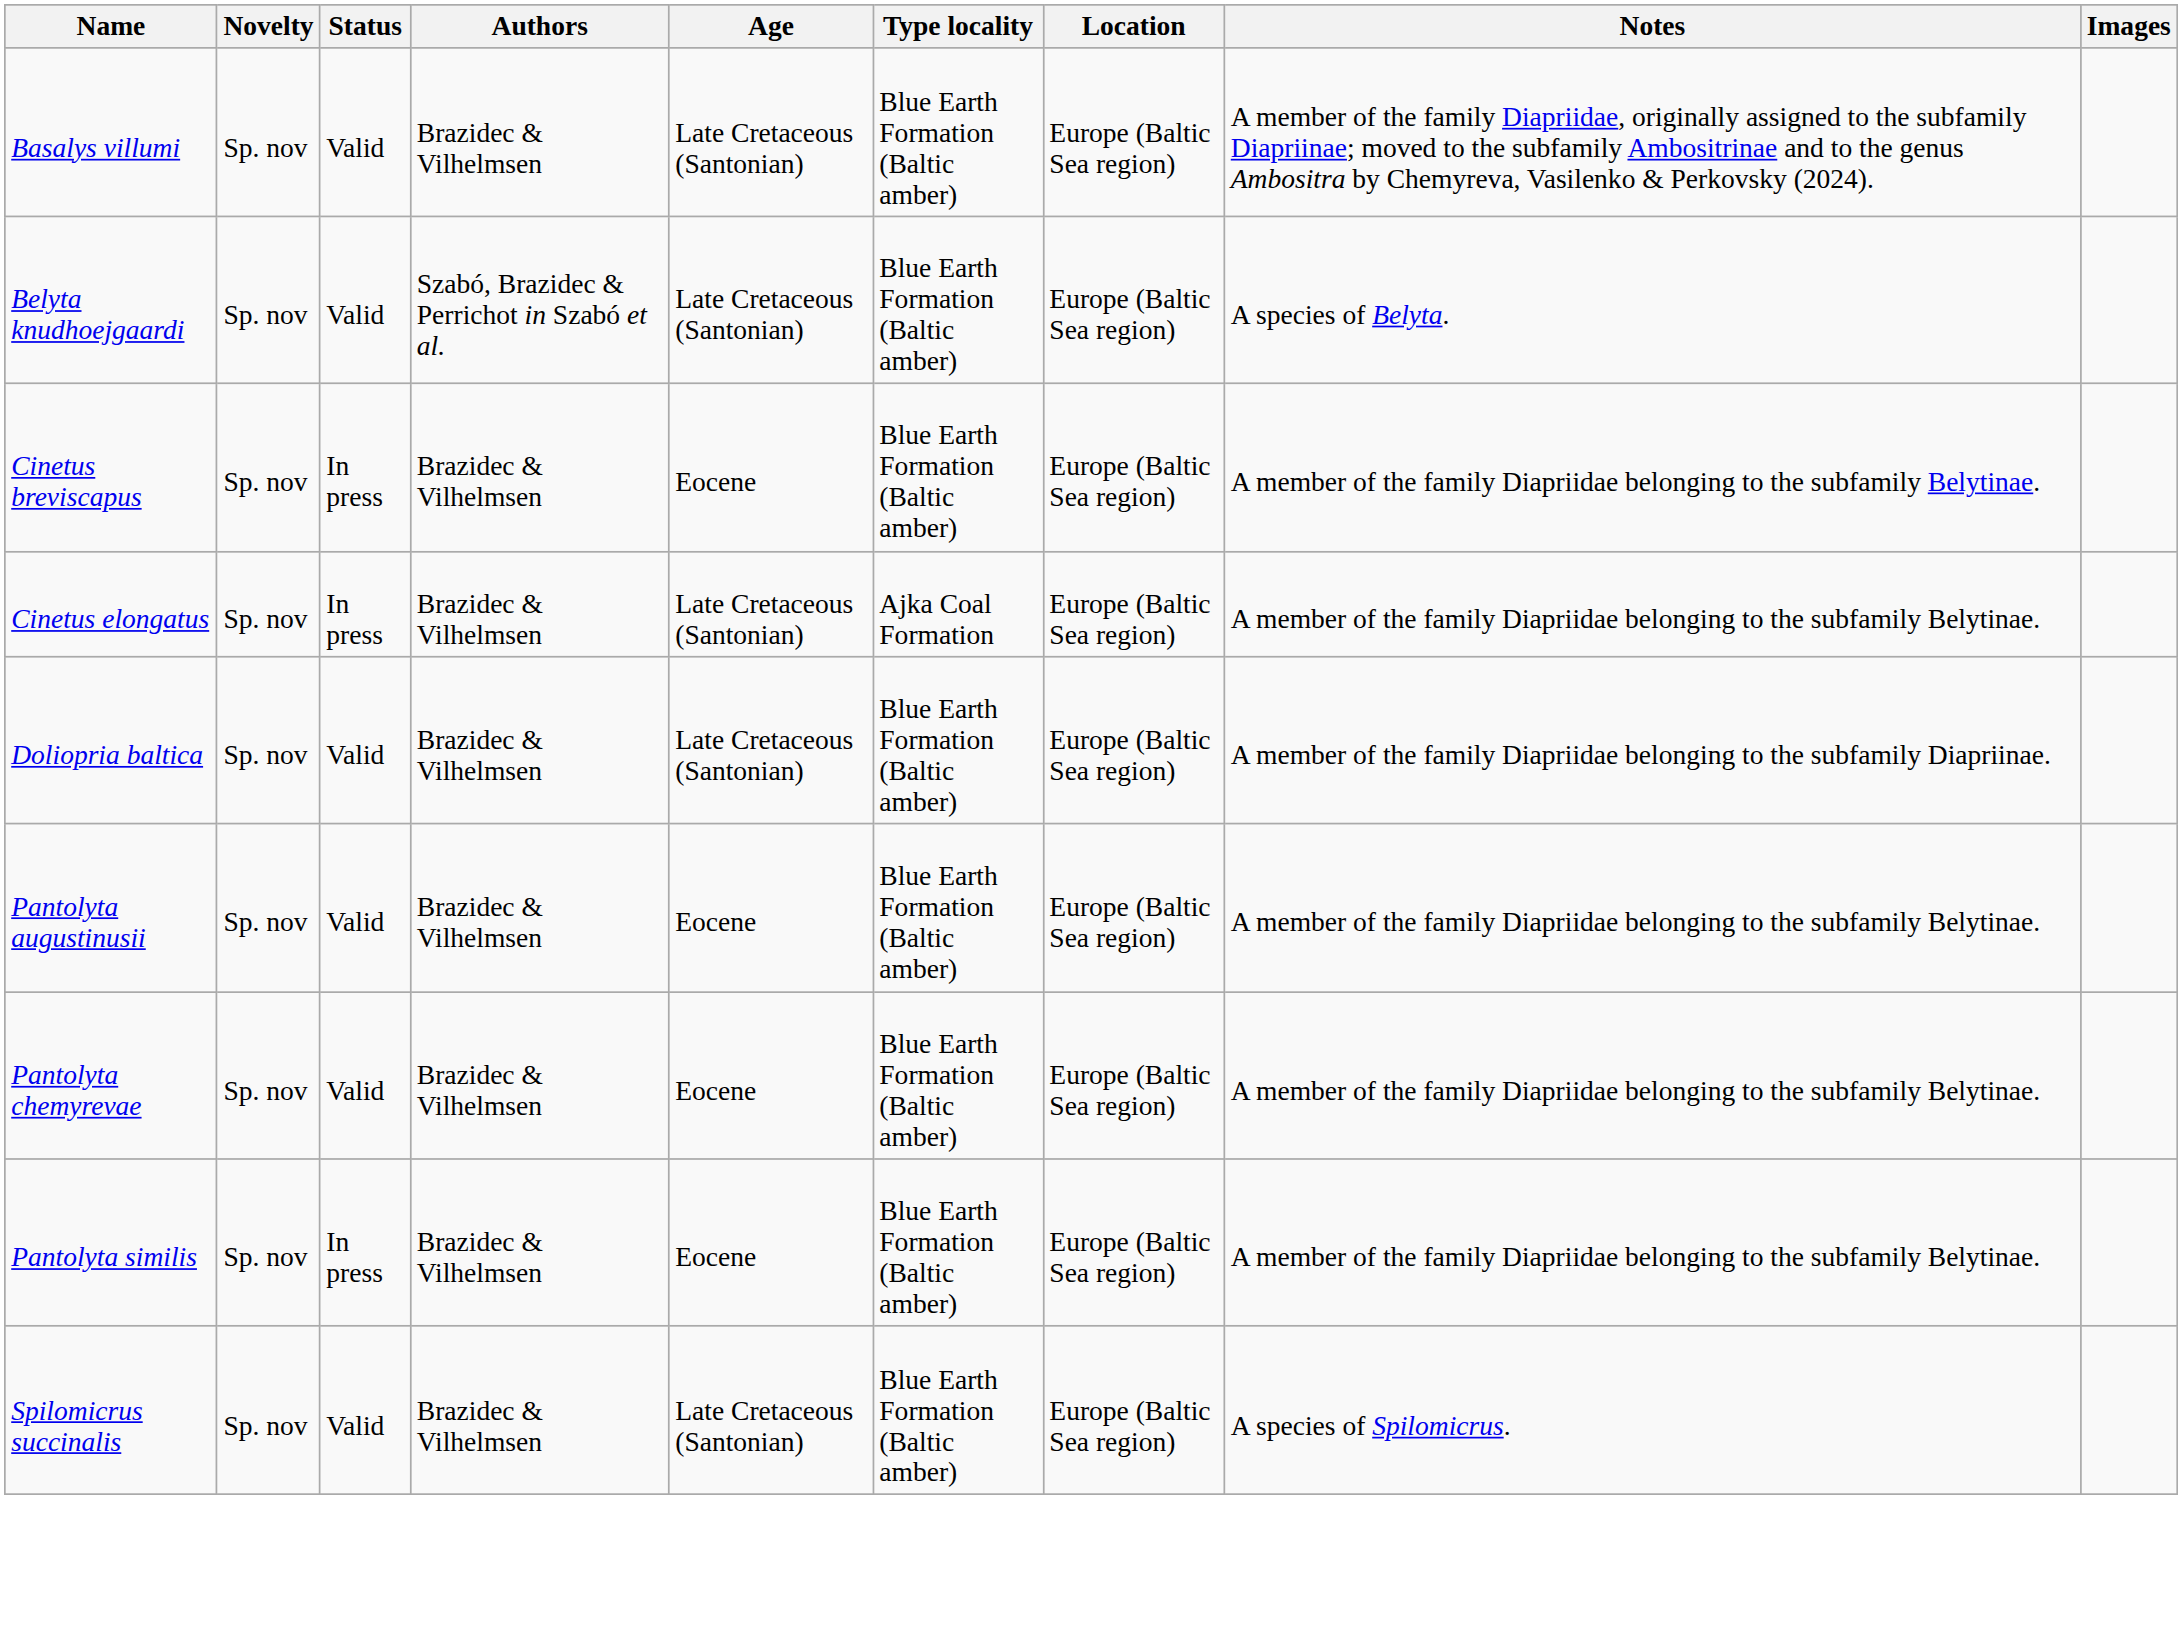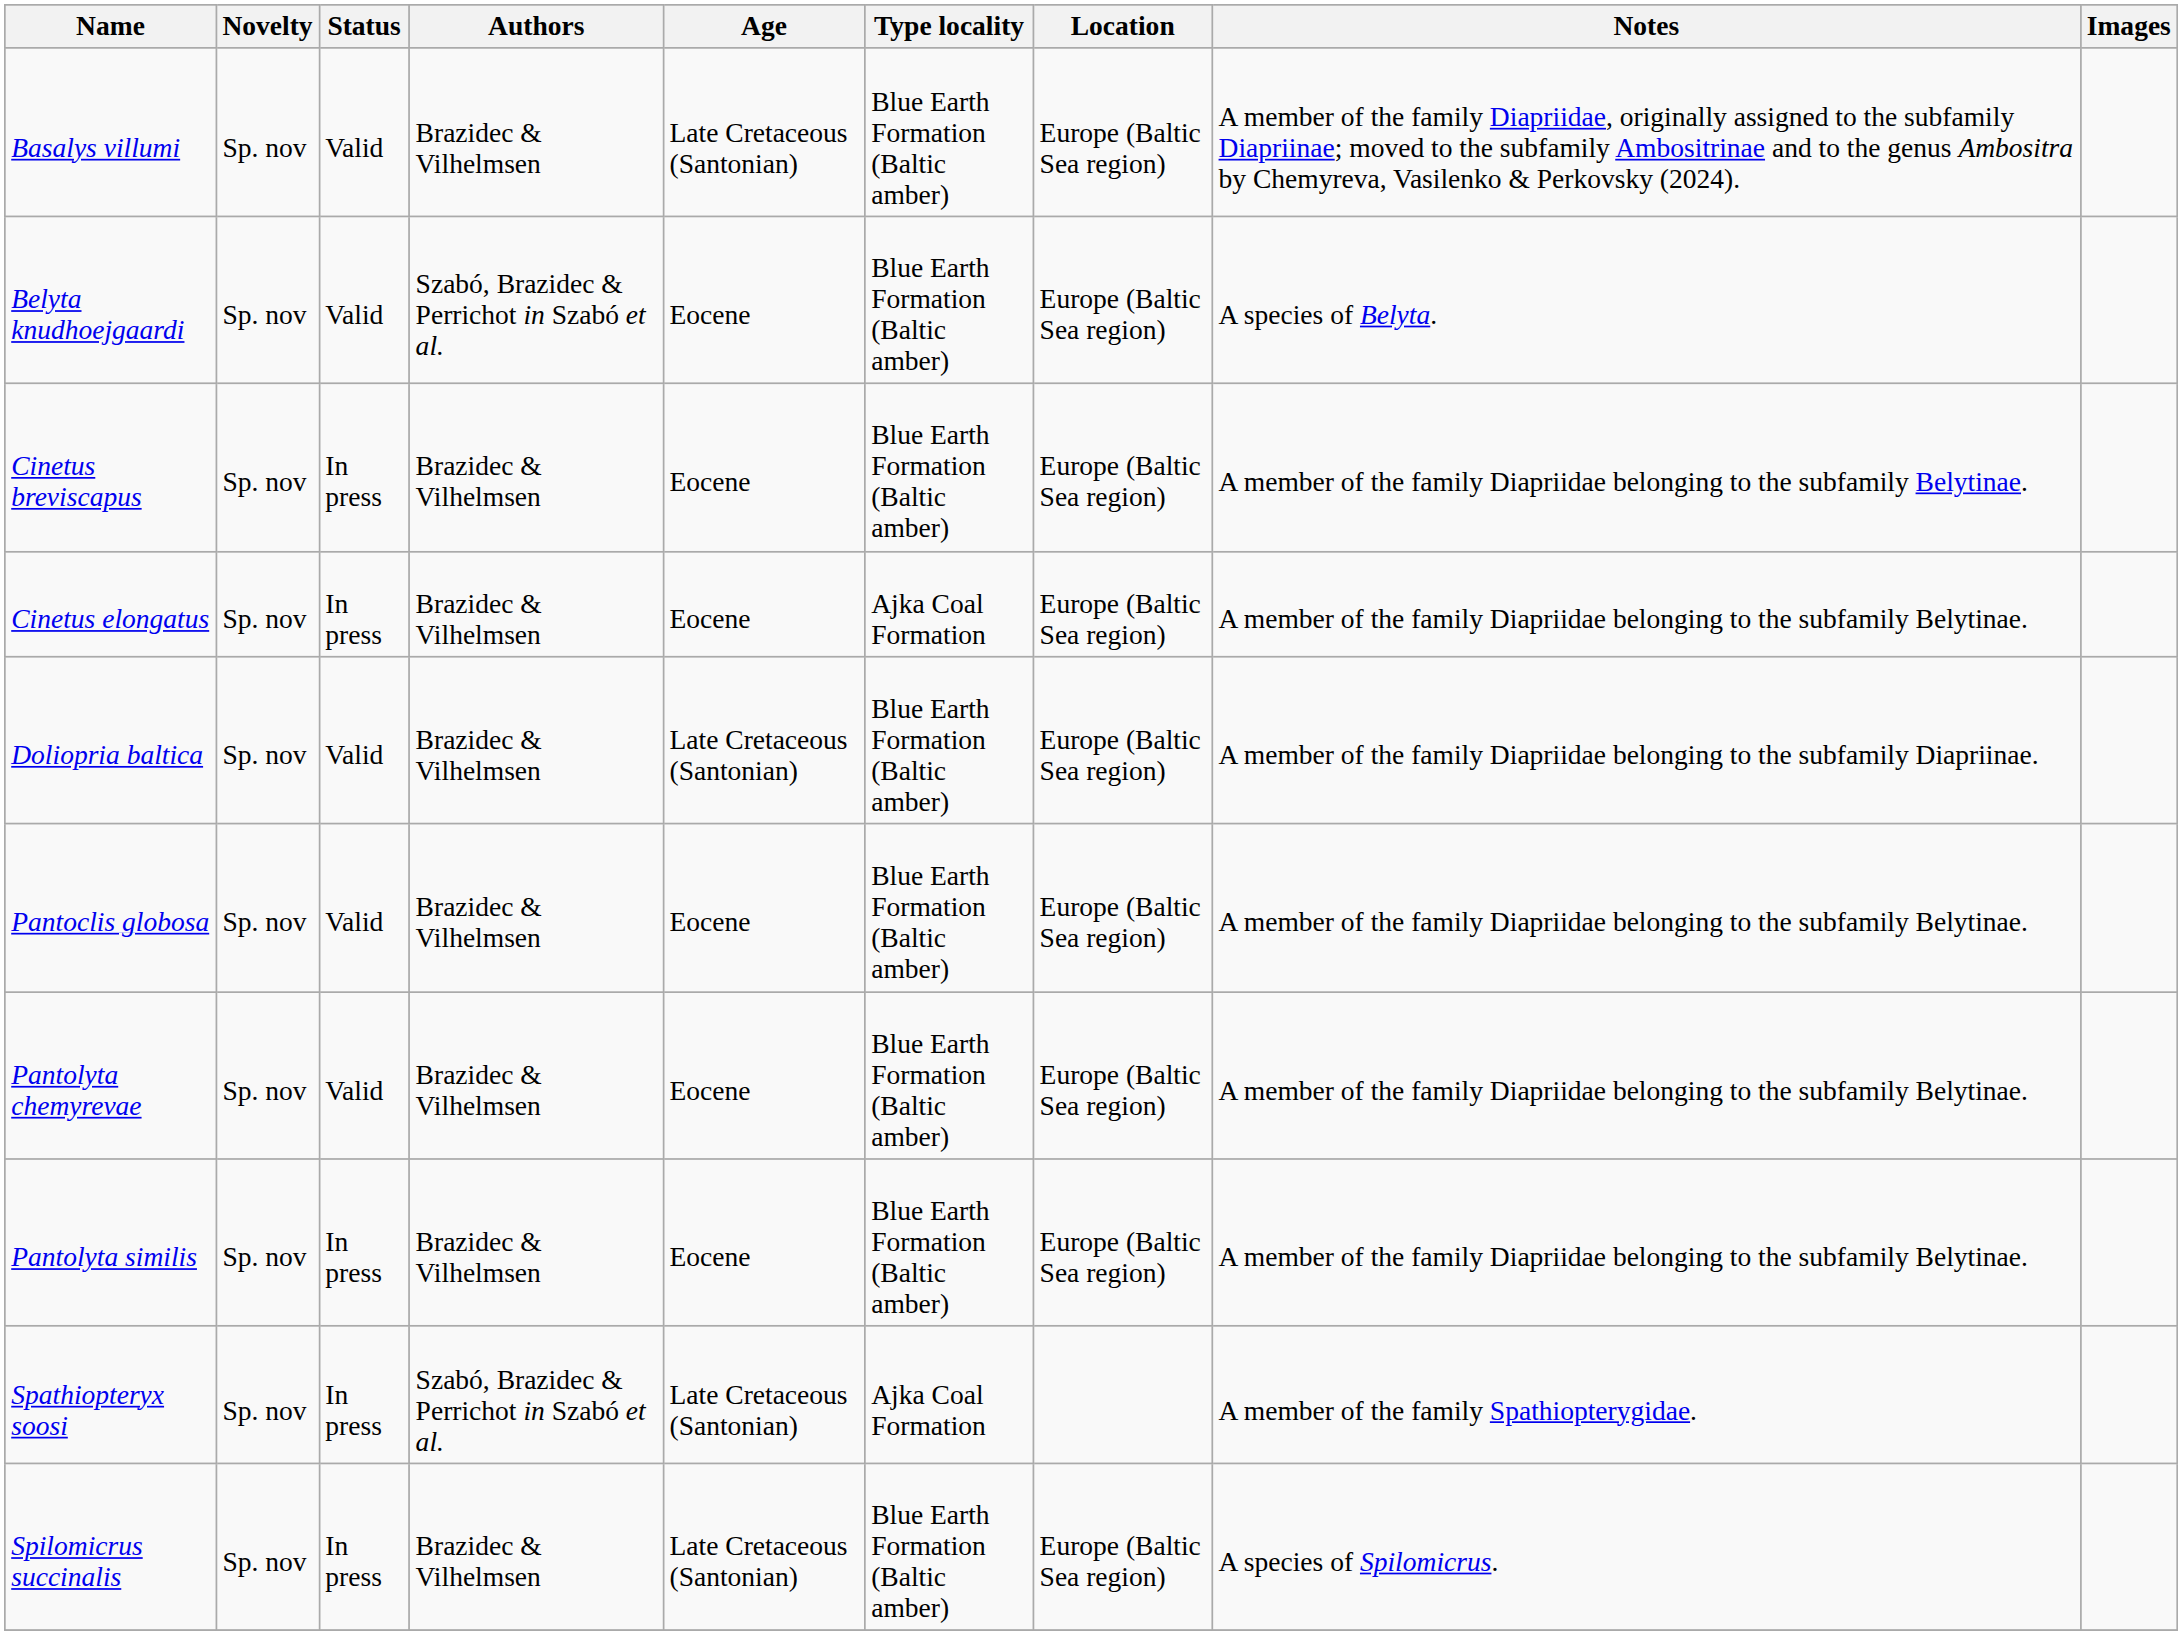(764, 314) Late Cretaceous (Santonian) -> (710, 314) Eocene
(764, 618) Late Cretaceous (Santonian) -> (710, 618) Eocene
+ row: (110, 922)
- row: (78, 922)
+ row: (88, 1409)
(355, 1425) Valid -> (354, 1561) In press
